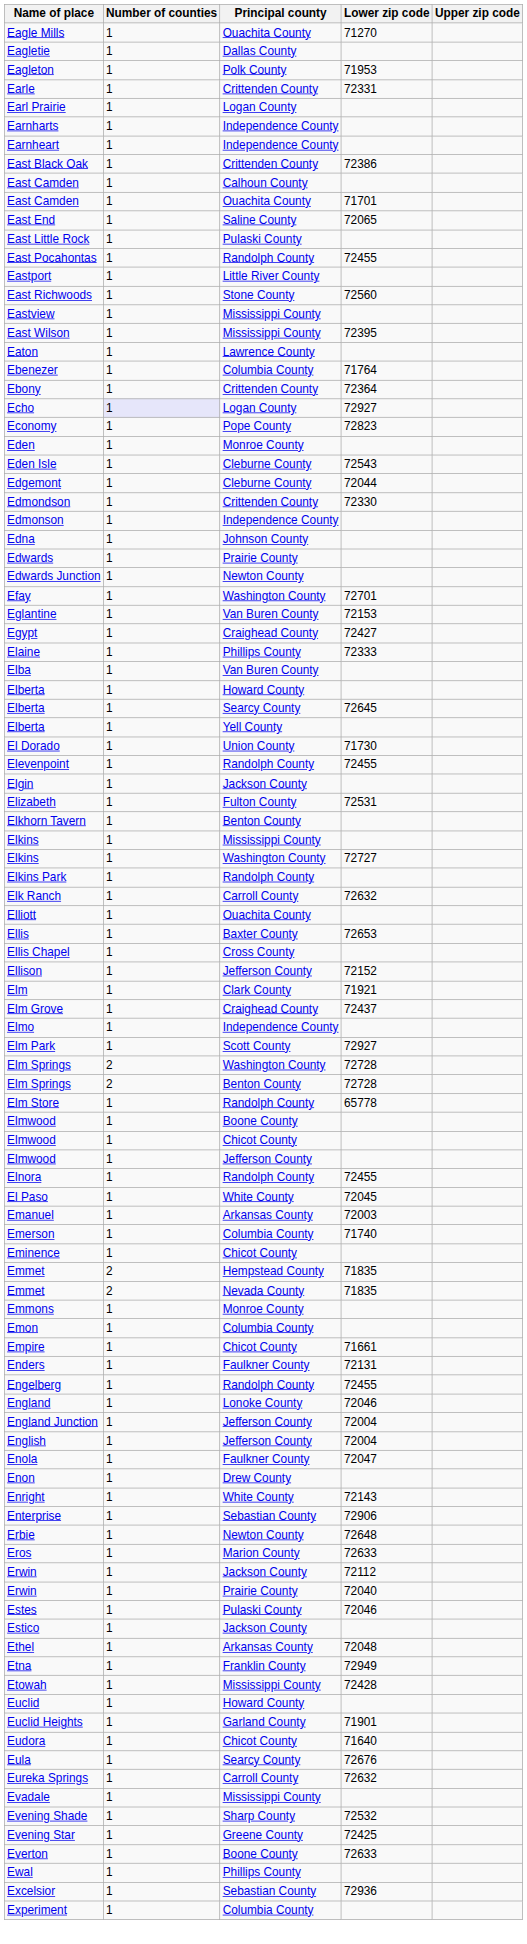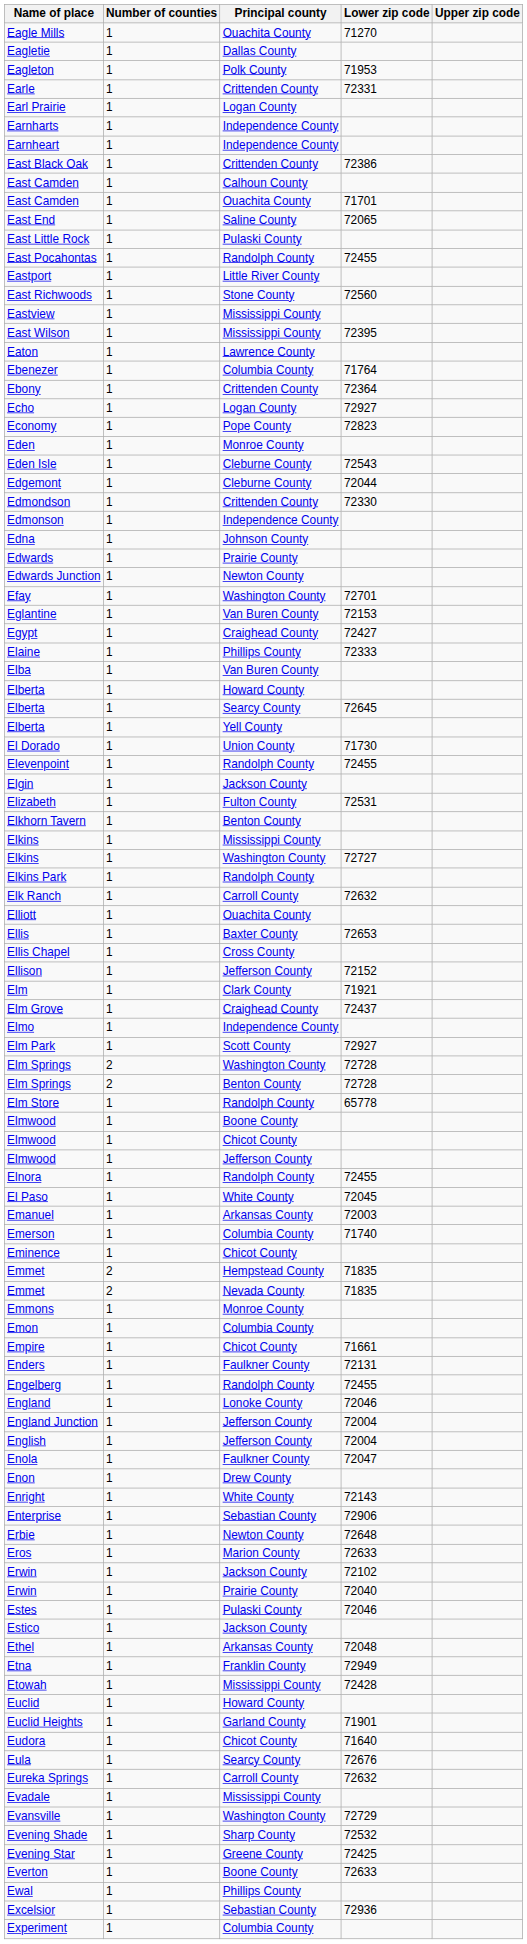(109, 408) lavender background -> (109, 408) no background
(360, 1572) 72112 -> (360, 1572) 72102
+ row: (34, 1816)
